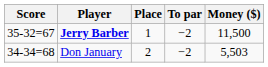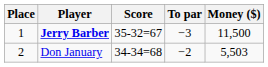columns swapped: (148, 14) <-> (31, 14)
(185, 33) −2 -> (185, 33) −3
